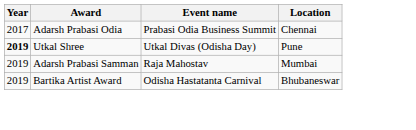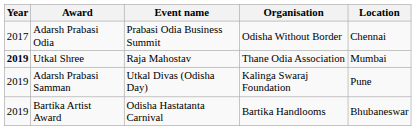+ column: (294, 13)
(200, 47) Utkal Divas (Odisha Day) -> (159, 59) Raja Mahostav
(292, 47) Pune -> (368, 59) Mumbai
(176, 64) Raja Mahostav -> (170, 82) Utkal Divas (Odisha Day)
(299, 64) Mumbai -> (361, 82) Pune
